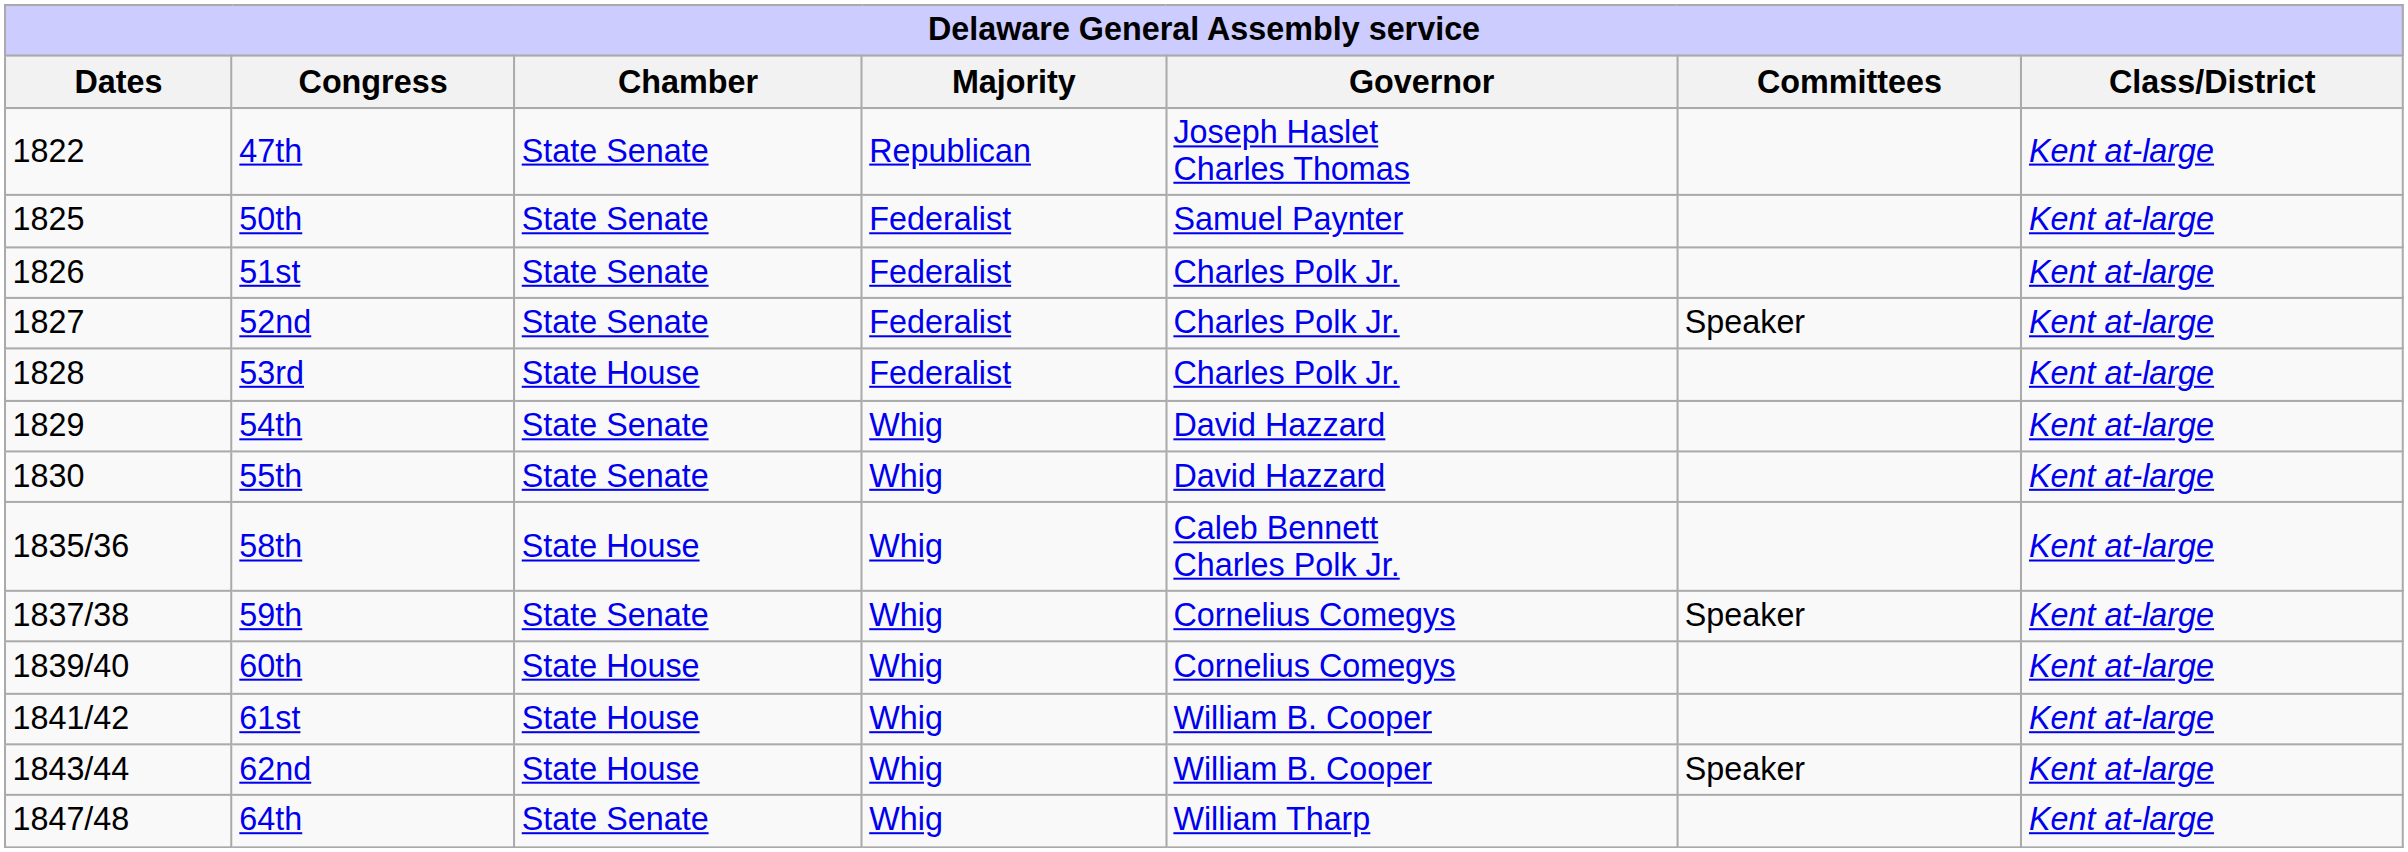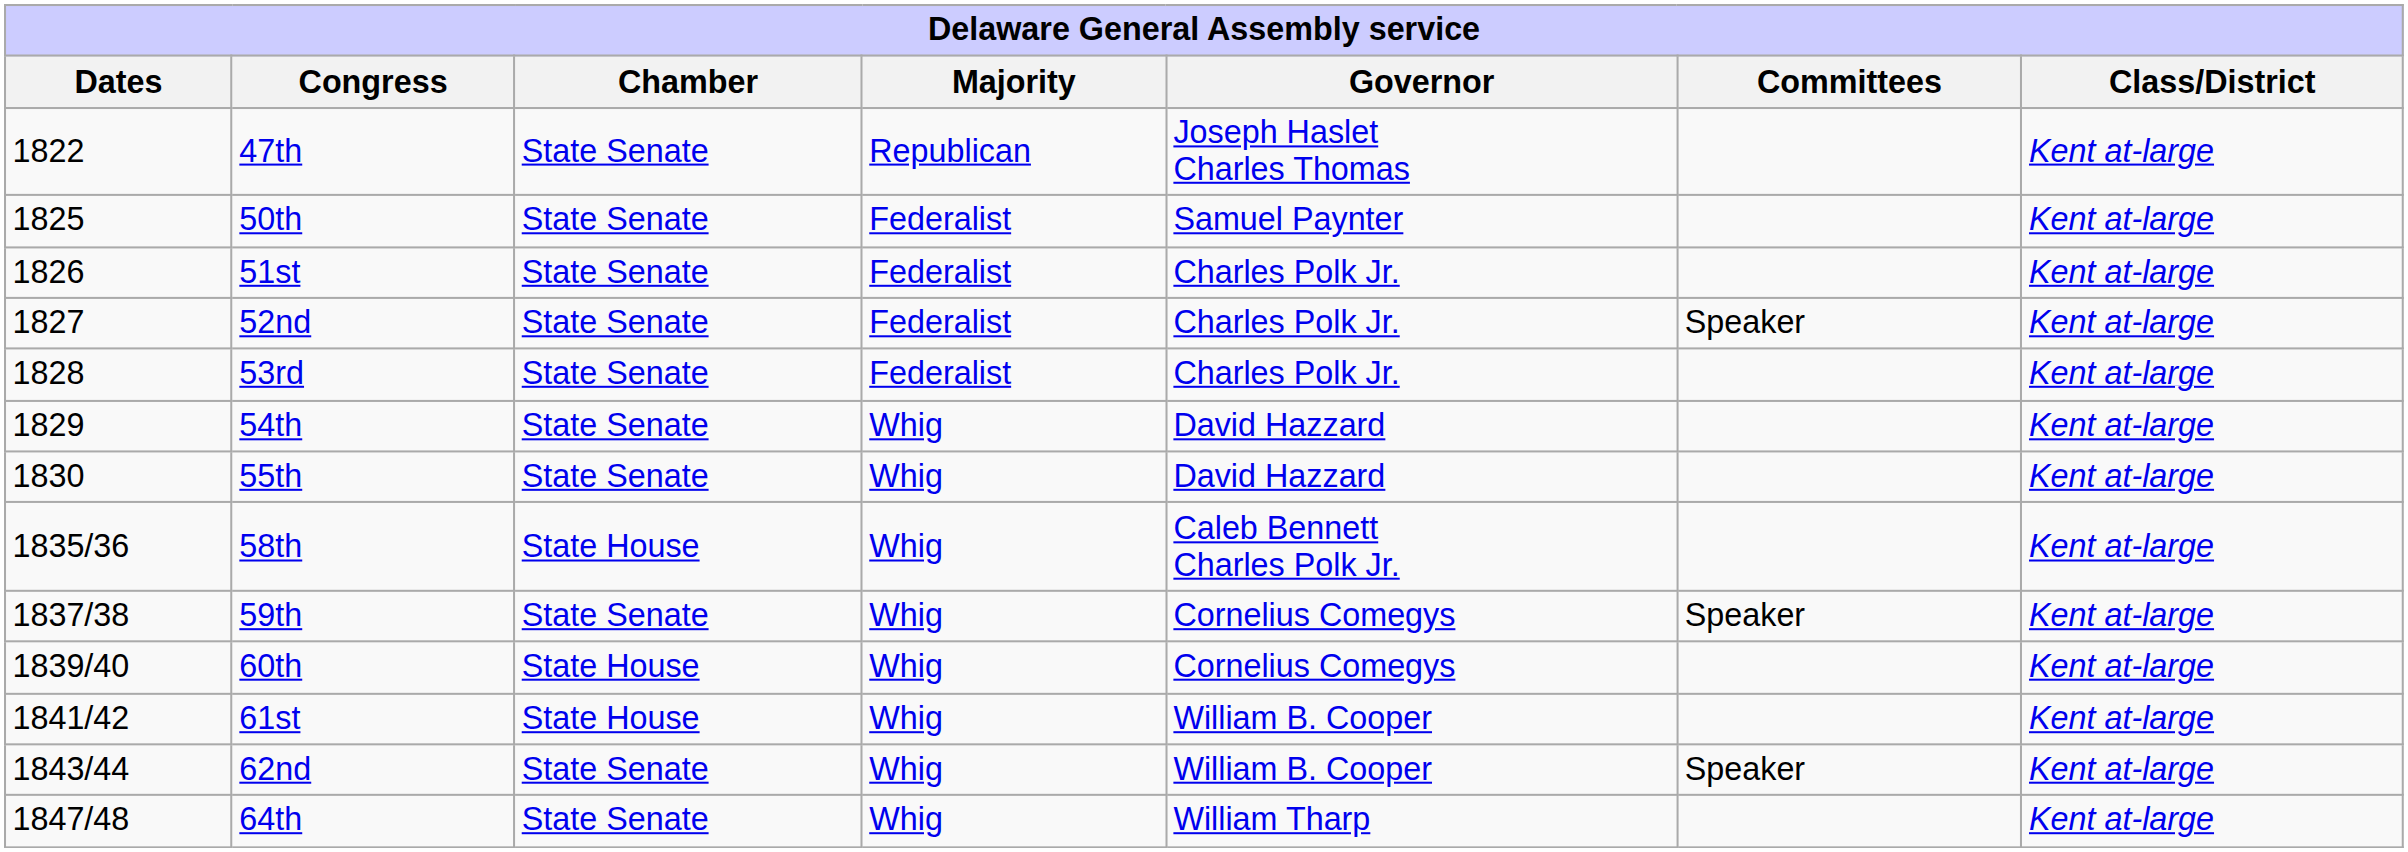(611, 374) State House -> (615, 374) State Senate
(611, 769) State House -> (615, 769) State Senate
